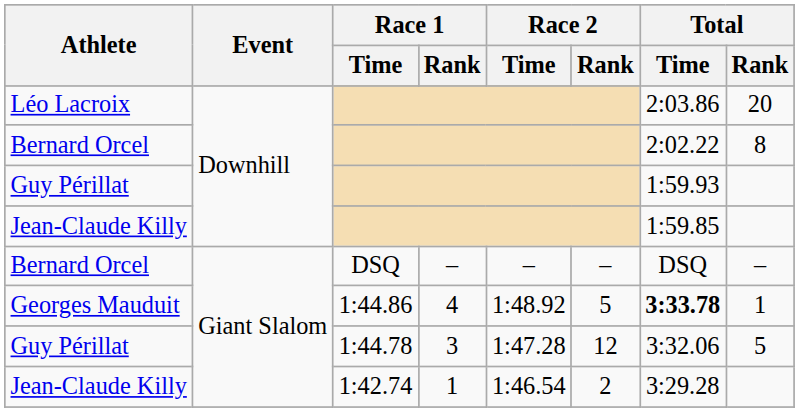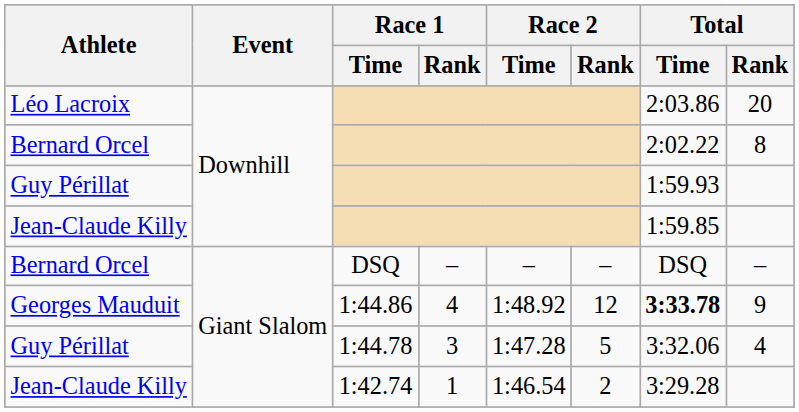(605, 305) 5 -> (605, 305) 12
(760, 305) 1 -> (760, 305) 9
(605, 346) 12 -> (605, 346) 5
(760, 346) 5 -> (760, 346) 4
